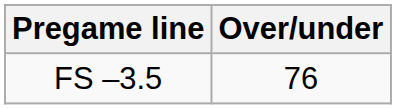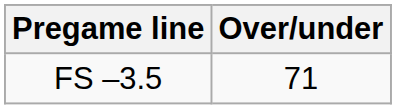(301, 77) 76 -> (301, 77) 71
